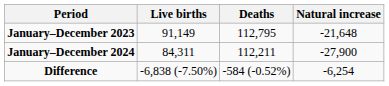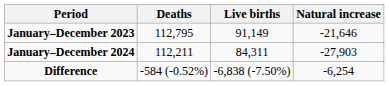columns swapped: (179, 14) <-> (257, 14)
(339, 33) -21,648 -> (339, 33) -21,646
(339, 52) -27,900 -> (339, 52) -27,903
